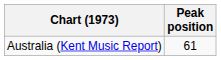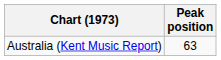(190, 45) 61 -> (190, 45) 63
